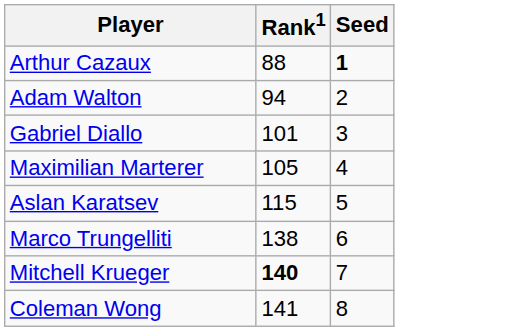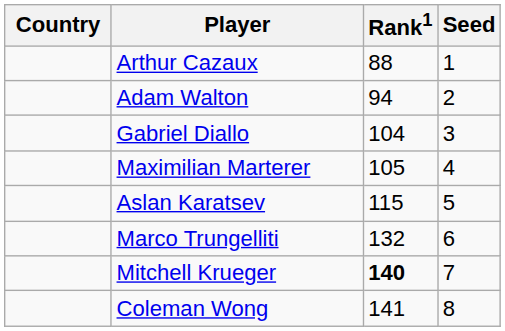+ column: (58, 24)
(342, 62) bold -> (449, 62) normal
(280, 133) 101 -> (387, 133) 104
(280, 238) 138 -> (387, 238) 132
